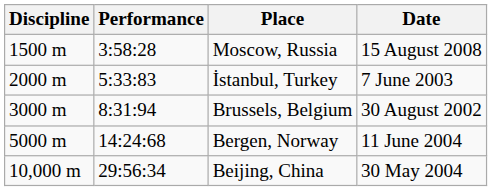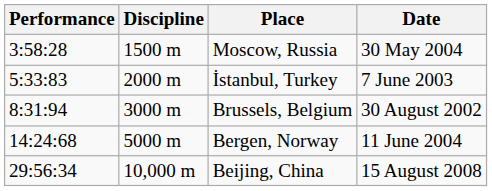columns swapped: (49, 19) <-> (151, 19)
(421, 49) 15 August 2008 -> (412, 49) 30 May 2004
(412, 170) 30 May 2004 -> (421, 170) 15 August 2008
